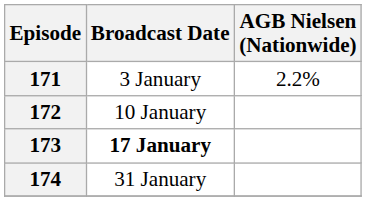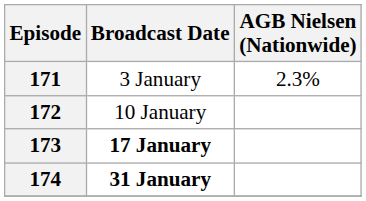(298, 78) 2.2% -> (298, 78) 2.3%
(160, 178) normal -> (160, 178) bold
